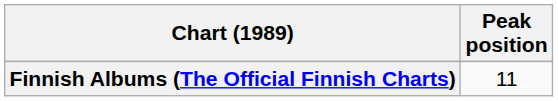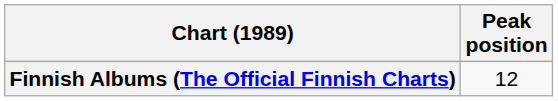(507, 78) 11 -> (507, 78) 12
